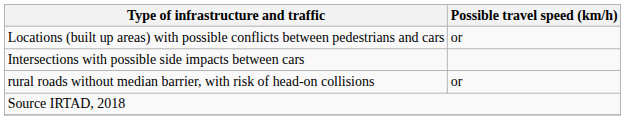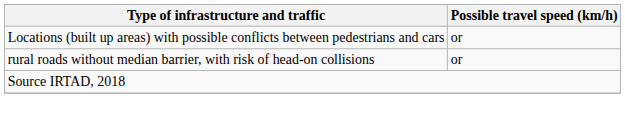- row: (156, 59)
